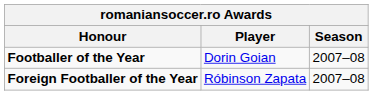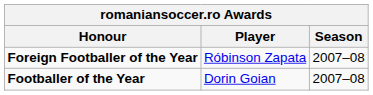rows swapped: (76, 57) <-> (103, 79)
